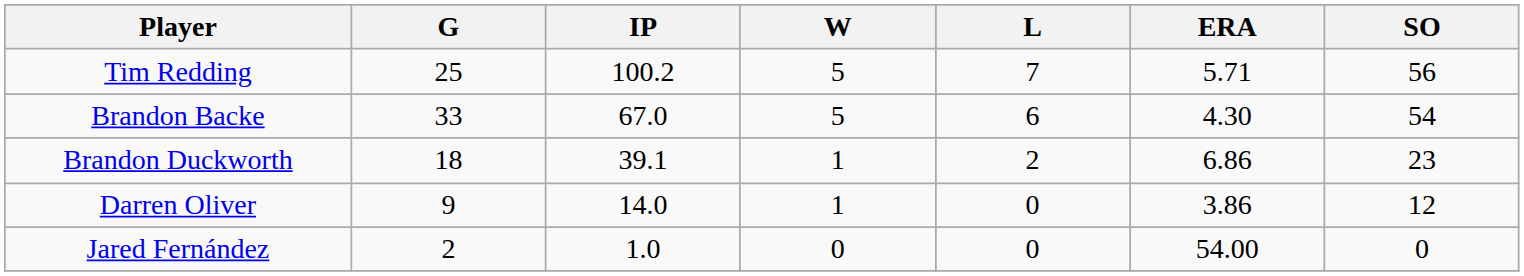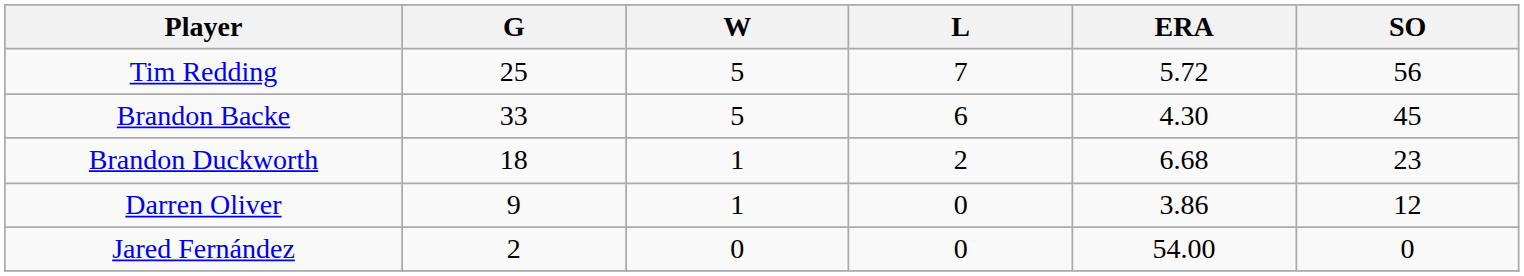- column: (643, 26)
(1227, 71) 5.71 -> (1184, 71) 5.72
(1422, 115) 54 -> (1408, 115) 45
(1227, 159) 6.86 -> (1184, 159) 6.68
